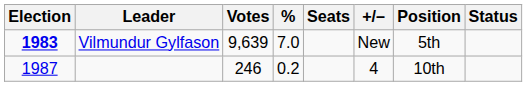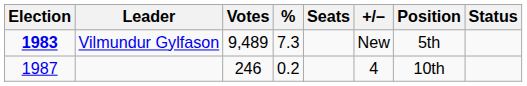(248, 42) 9,639 -> (248, 42) 9,489
(288, 42) 7.0 -> (288, 42) 7.3
